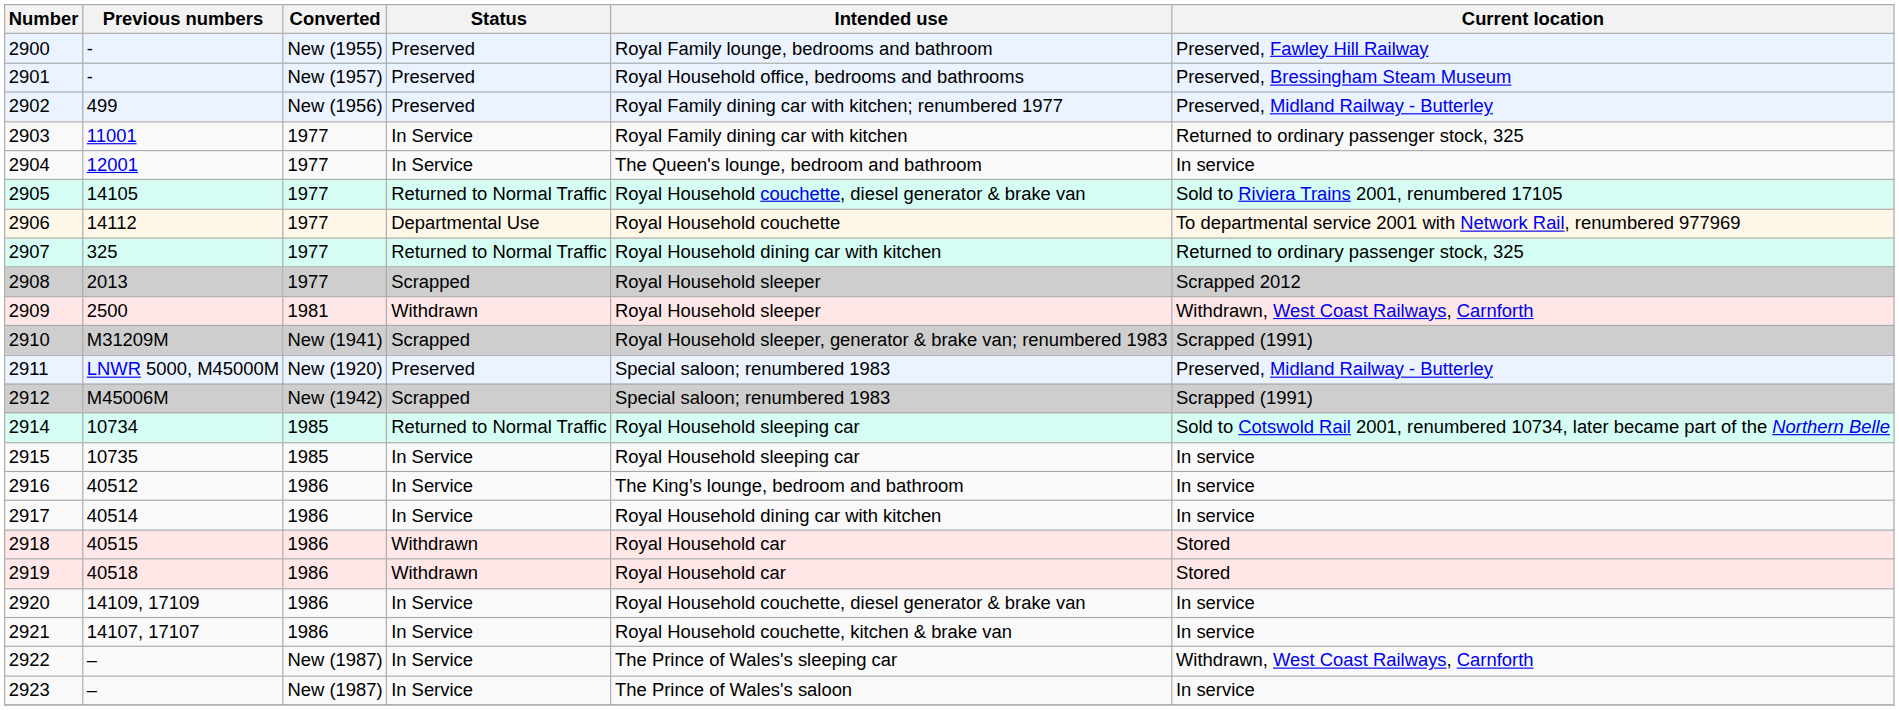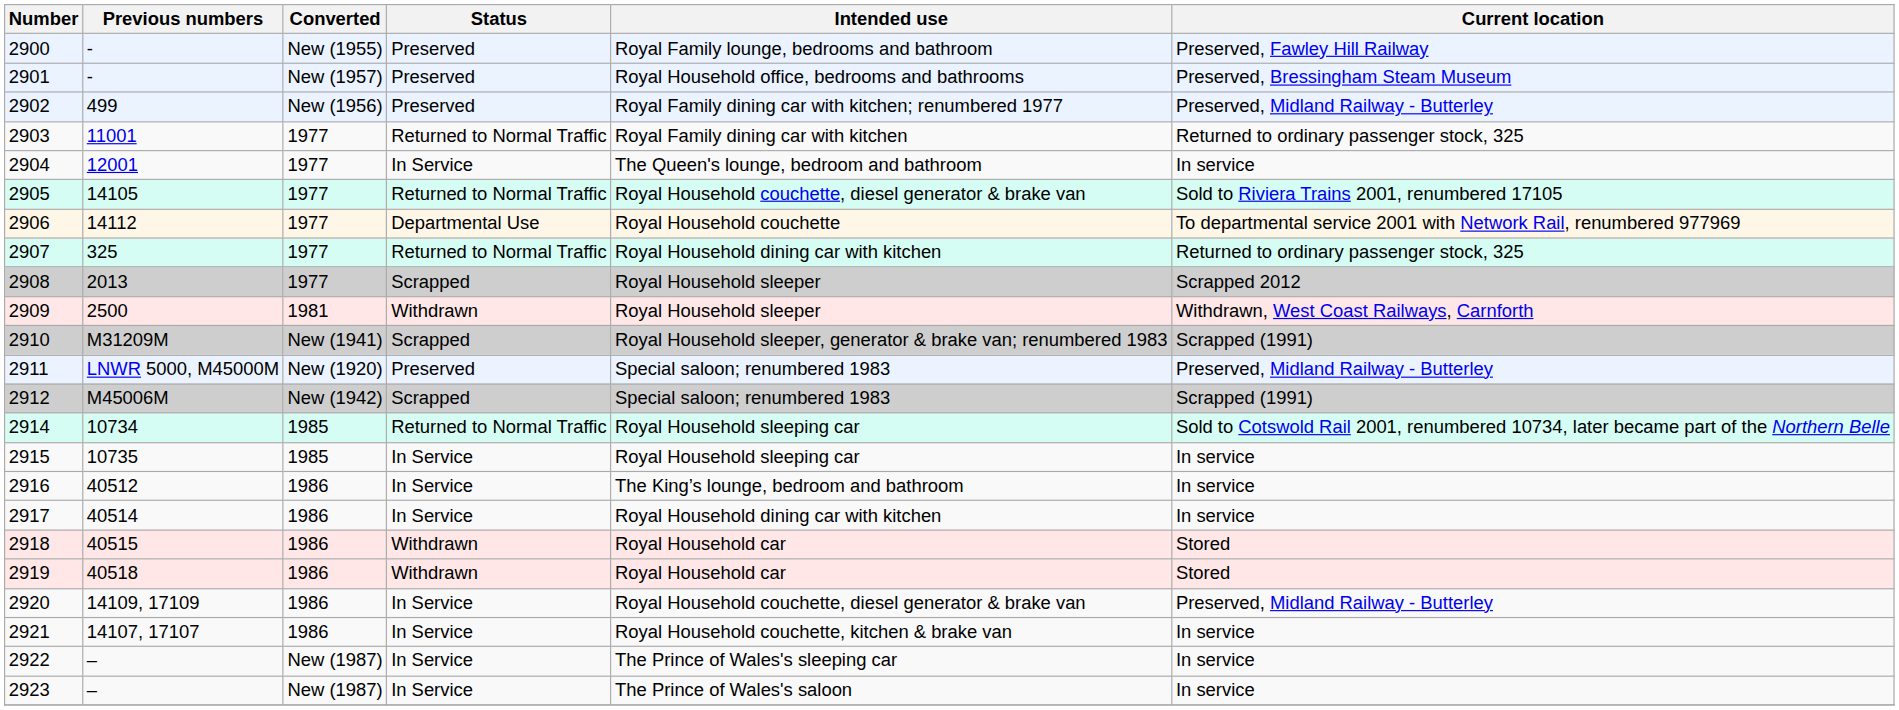(432, 135) In Service -> (499, 135) Returned to Normal Traffic
(1215, 602) In service -> (1334, 602) Preserved, Midland Railway - Butterley
(1355, 661) Withdrawn, West Coast Railways, Carnforth -> (1215, 661) In service
